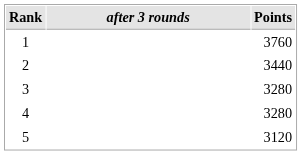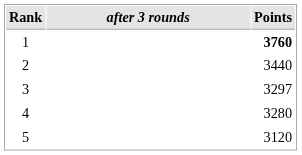(278, 42) normal -> (278, 42) bold
(278, 89) 3280 -> (278, 89) 3297
